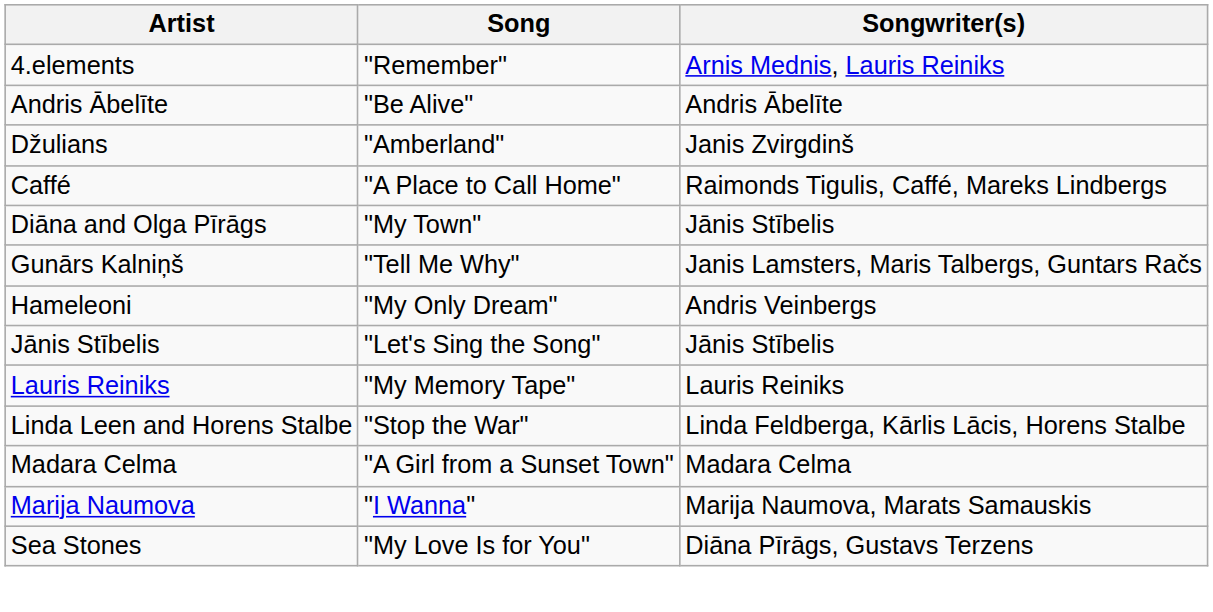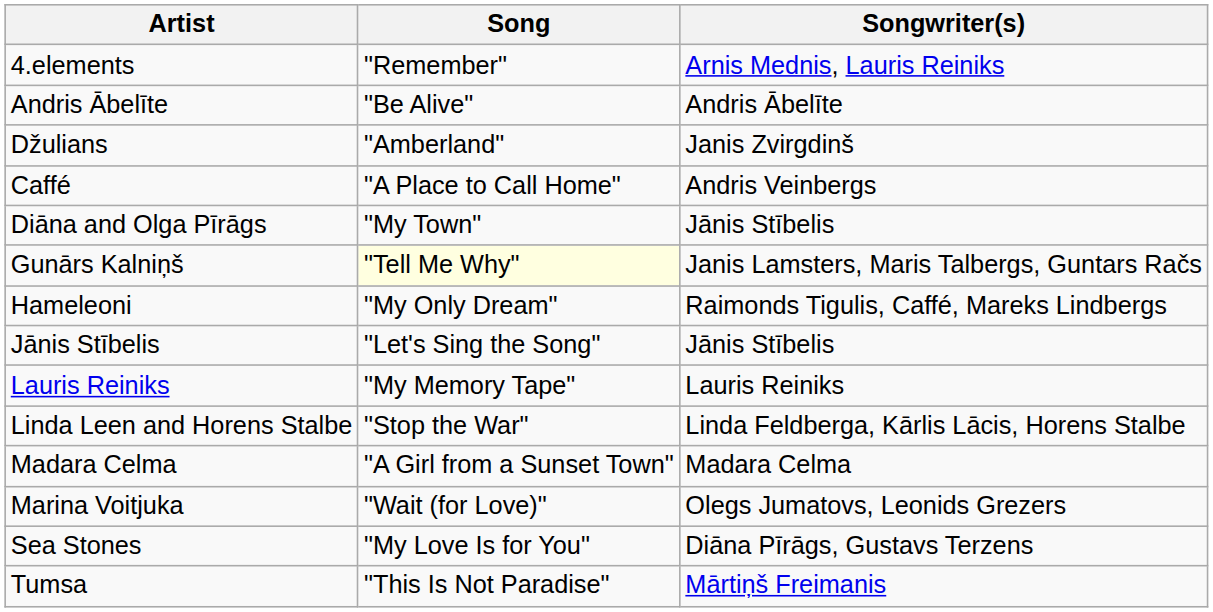(926, 184) Raimonds Tigulis, Caffé, Mareks Lindbergs -> (781, 184) Andris Veinbergs
(442, 265) no background -> (442, 265) lightyellow background
(781, 305) Andris Veinbergs -> (926, 305) Raimonds Tigulis, Caffé, Mareks Lindbergs
- row: (103, 505)
+ row: (97, 505)
+ row: (49, 585)
